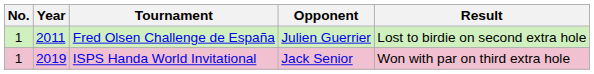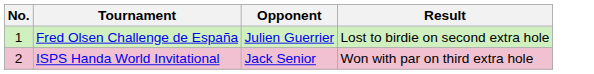- column: (51, 15)
(19, 59) 1 -> (19, 59) 2
